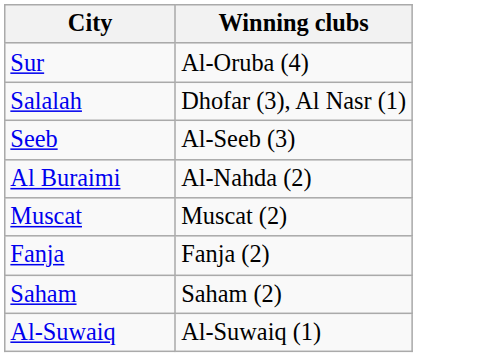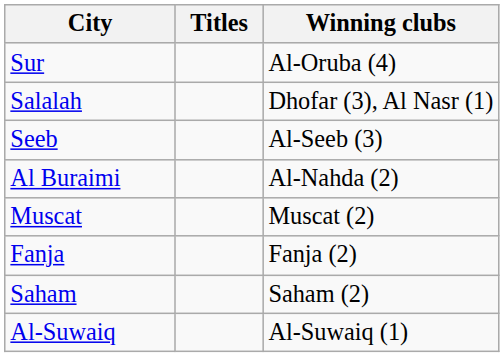+ column: (219, 23)
